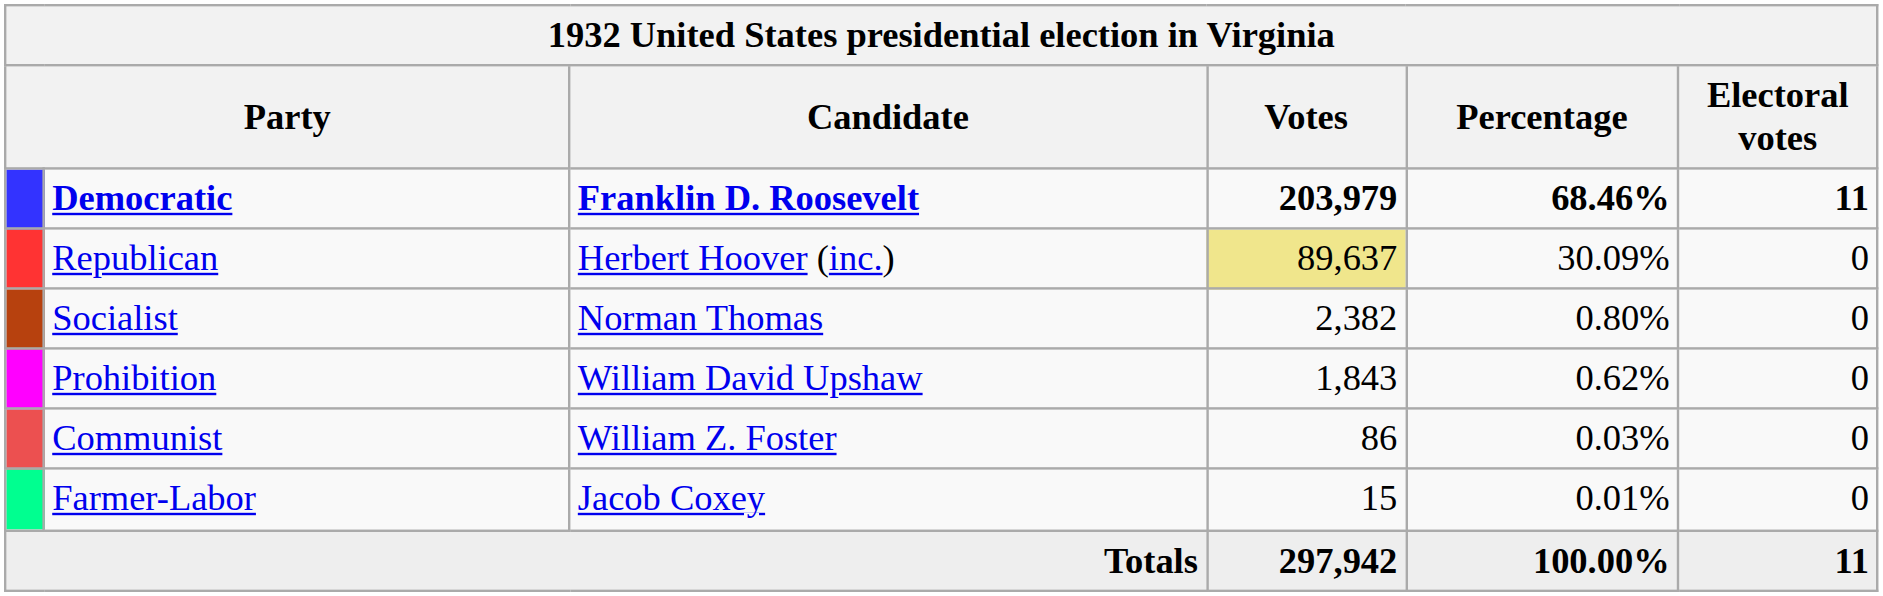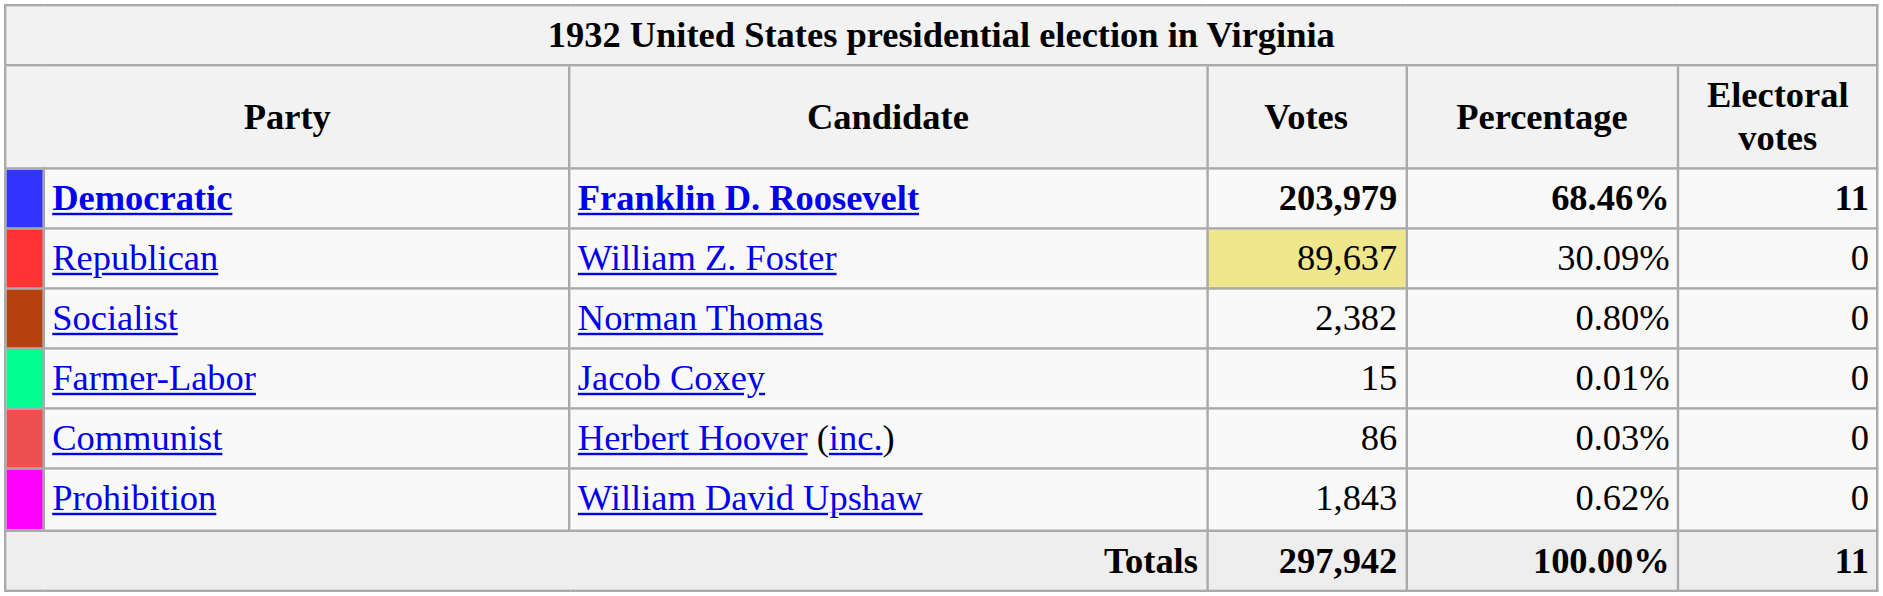(736, 258) Herbert Hoover (inc.) -> (707, 258) William Z. Foster
rows swapped: (134, 378) <-> (154, 499)
(707, 438) William Z. Foster -> (736, 438) Herbert Hoover (inc.)
